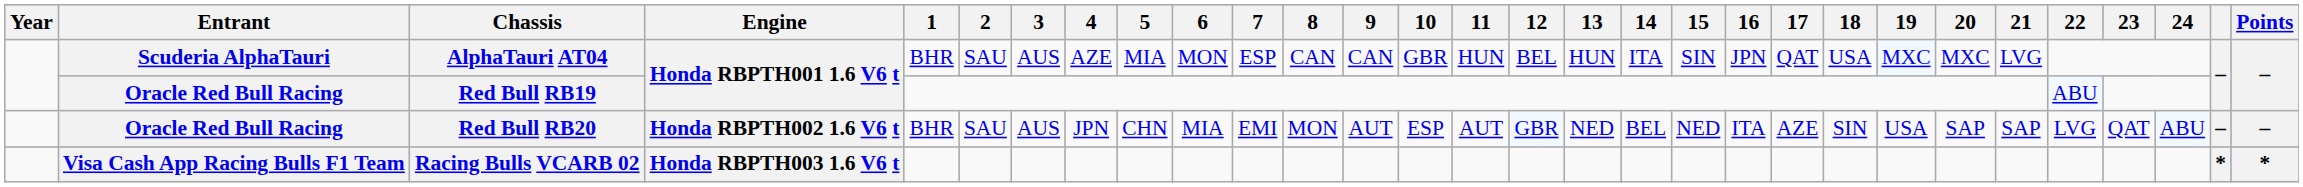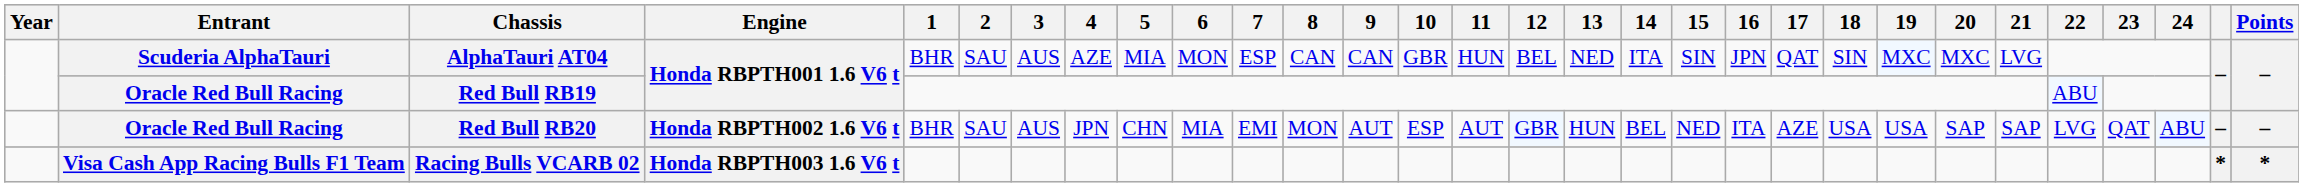(1592, 57) HUN -> (1592, 57) NED
(1850, 57) USA -> (1850, 57) SIN
(1592, 128) NED -> (1592, 128) HUN
(1850, 128) SIN -> (1850, 128) USA
